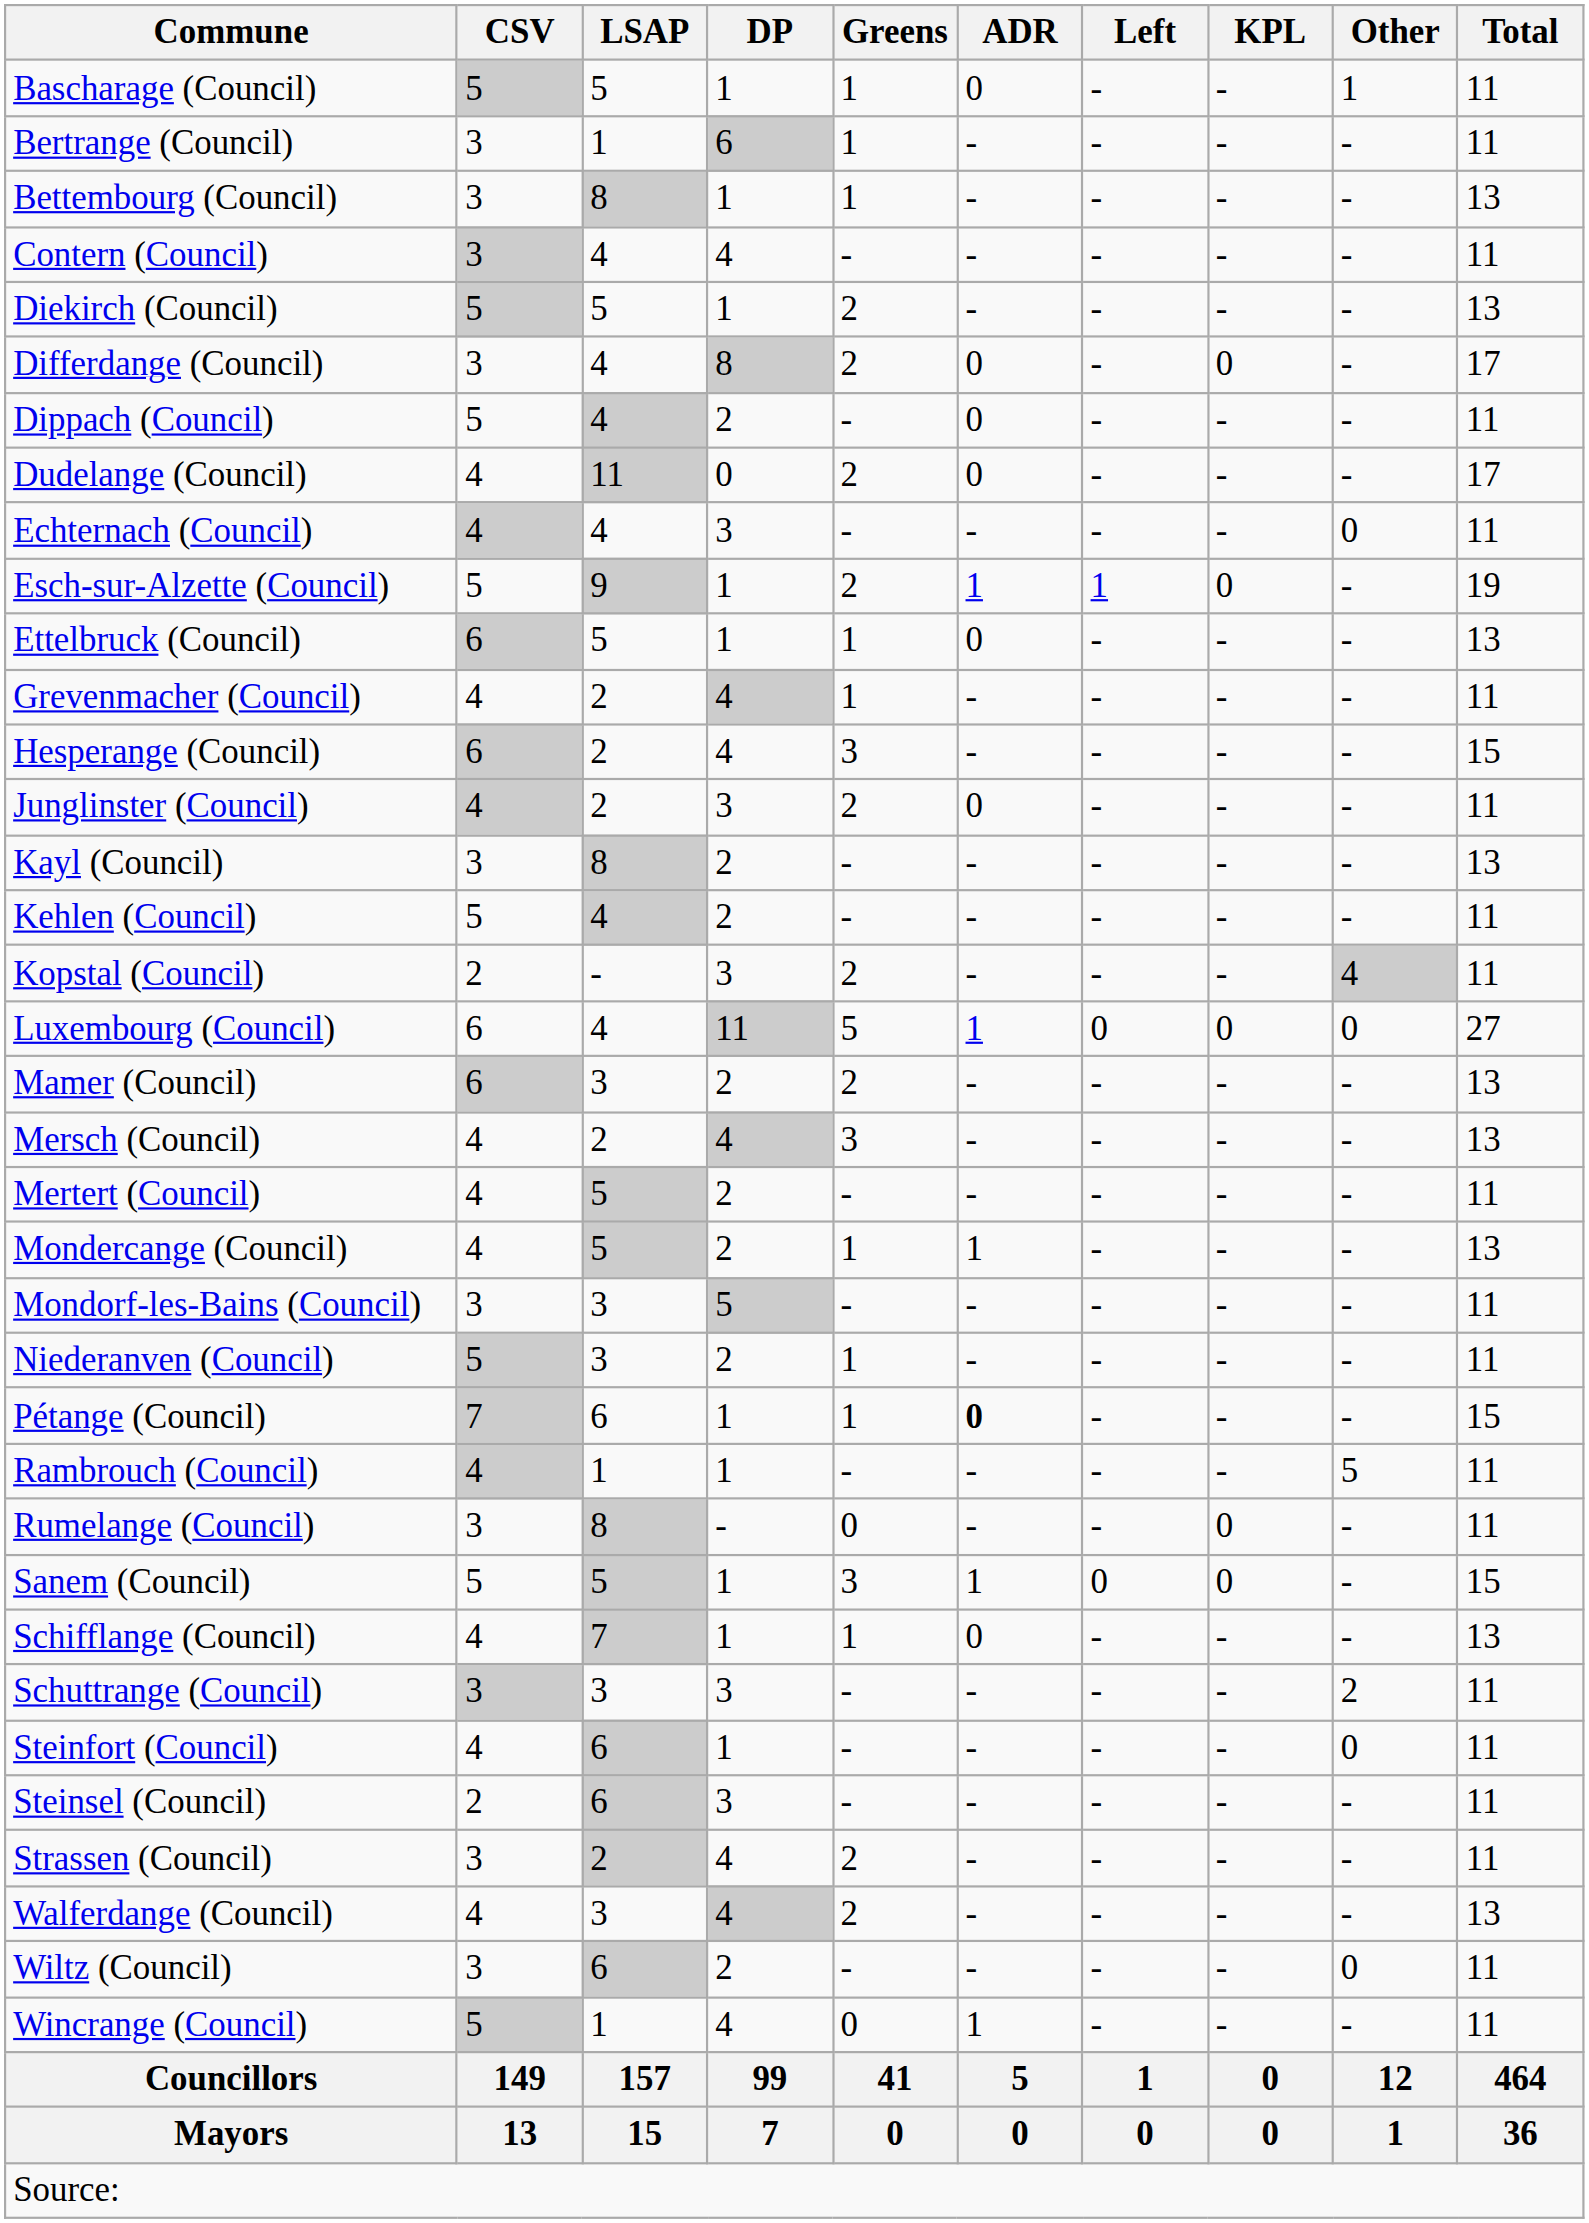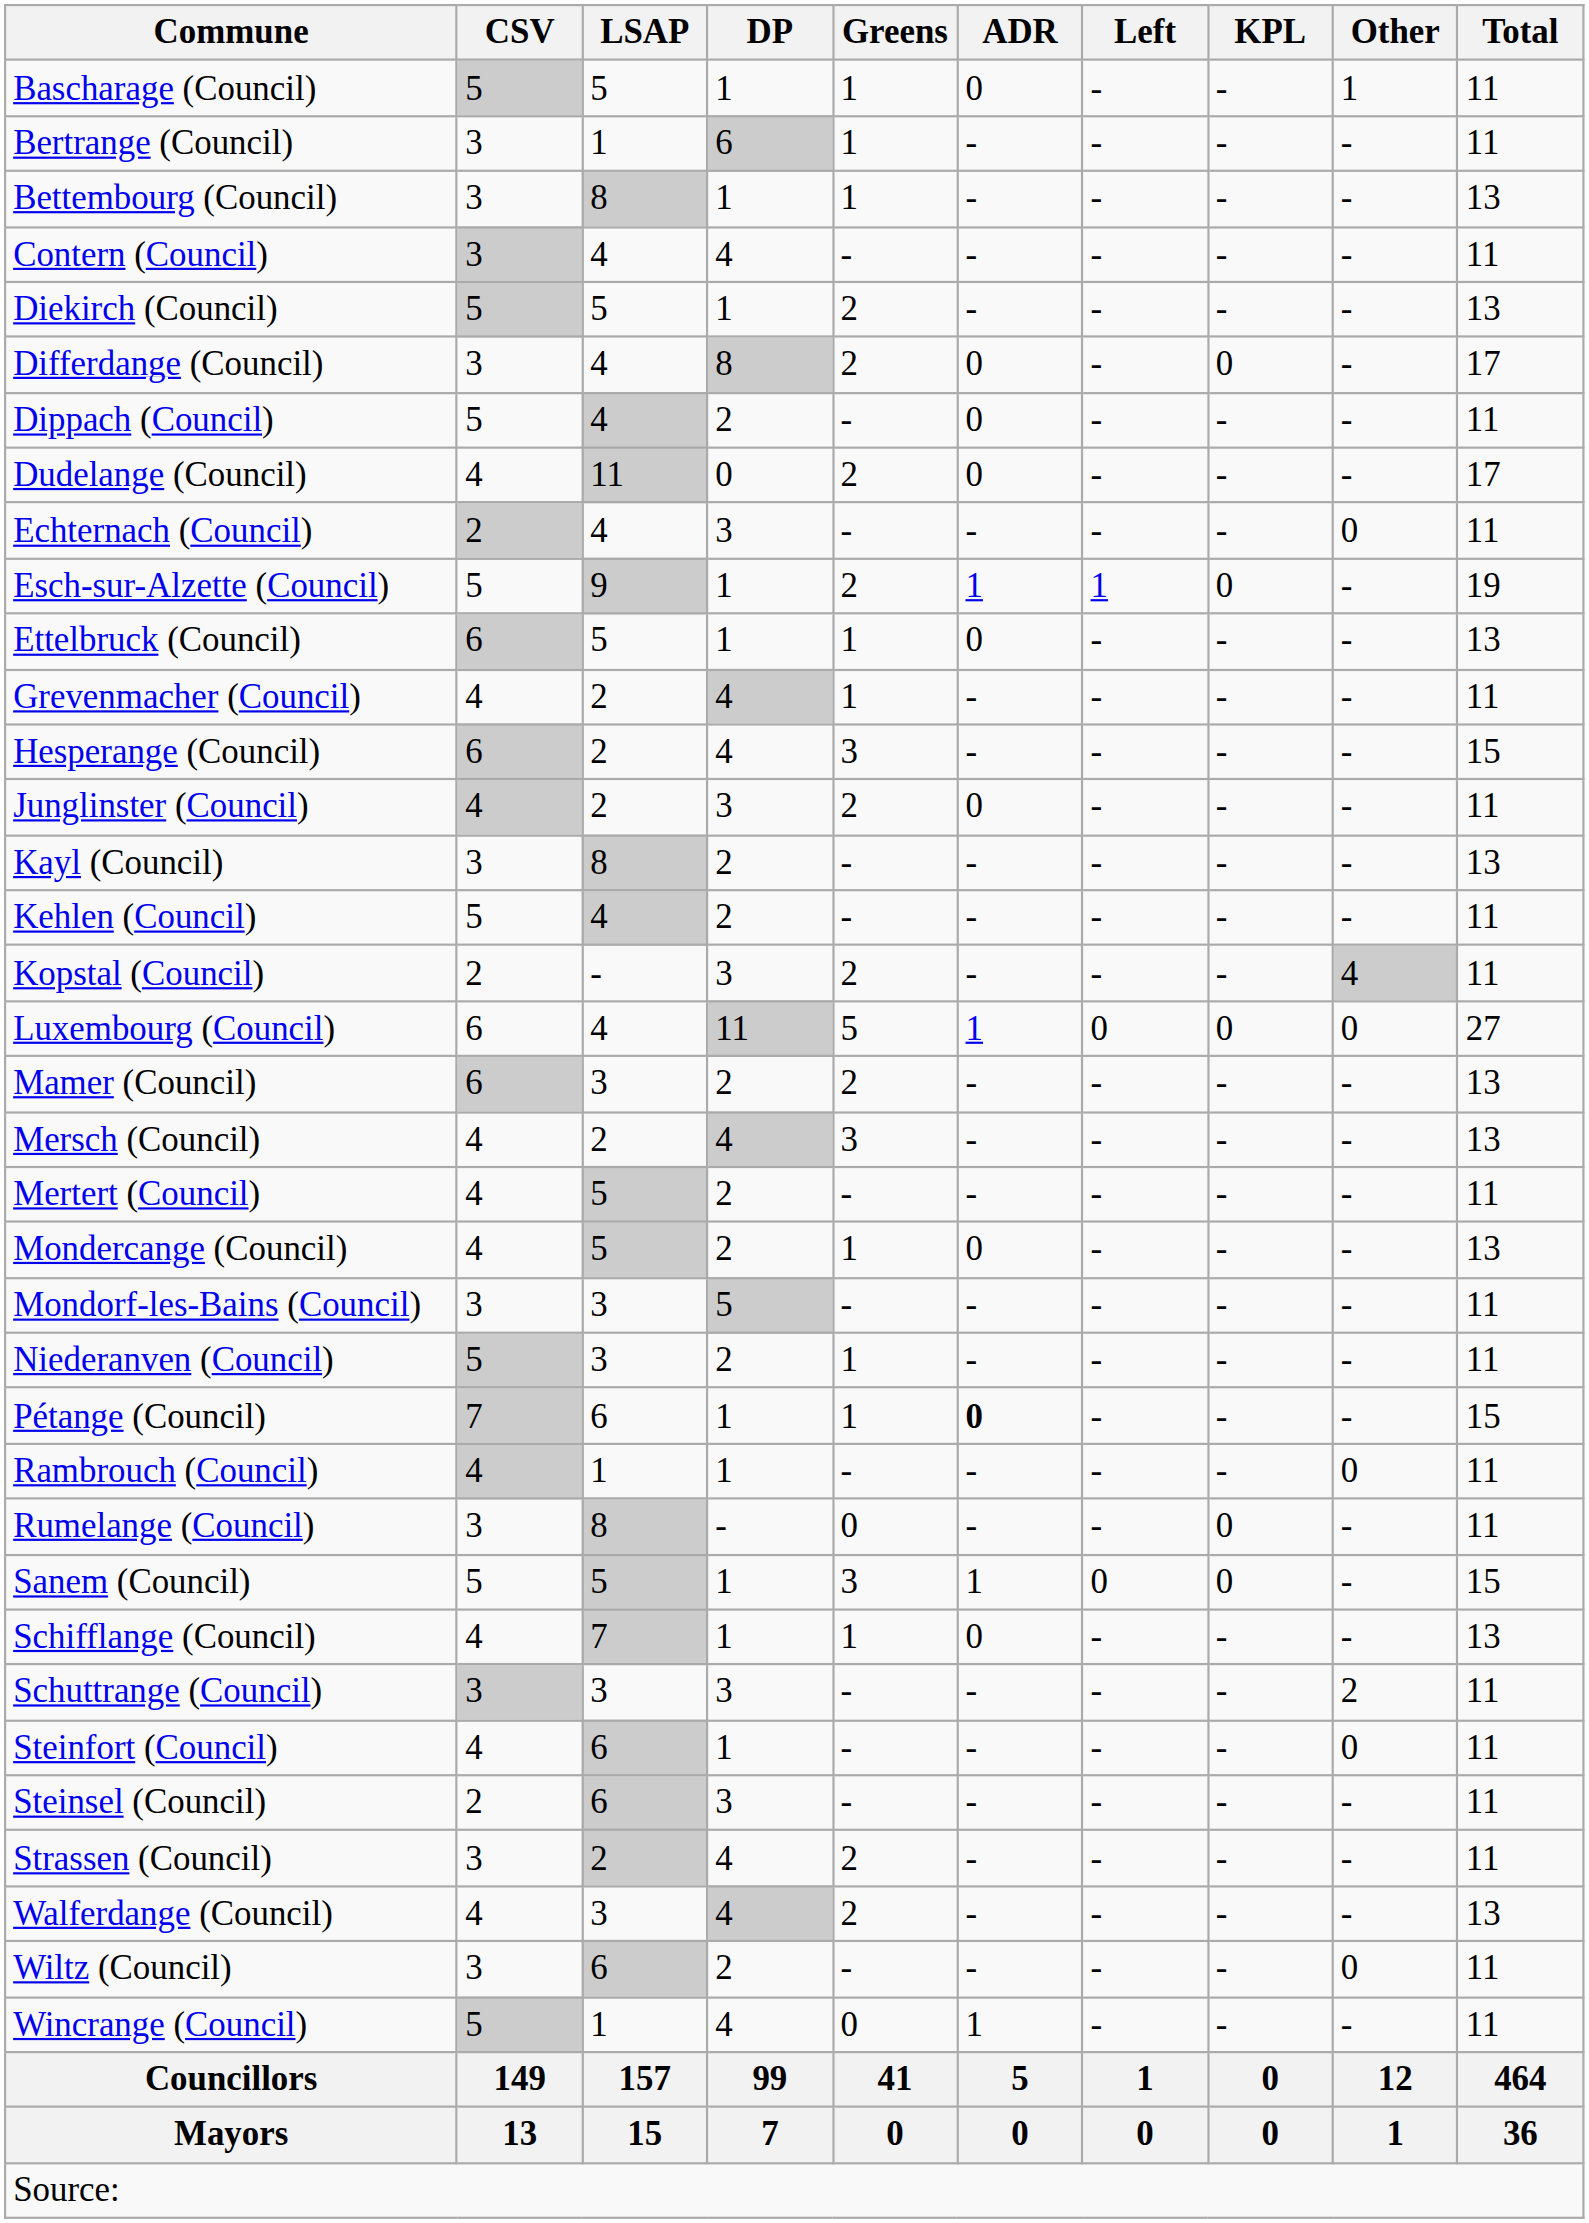(474, 530) 4 -> (474, 530) 2
(974, 1249) 1 -> (974, 1249) 0
(1349, 1470) 5 -> (1349, 1470) 0
